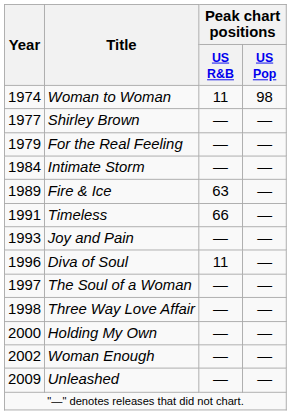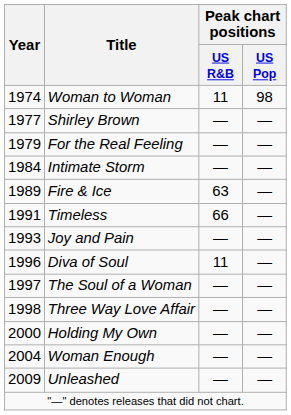(24, 356) 2002 -> (24, 356) 2004
